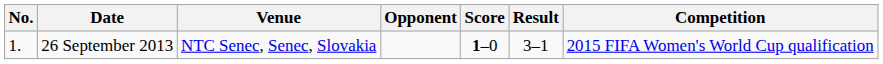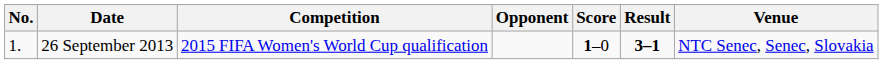columns swapped: (279, 17) <-> (720, 17)
(536, 44) normal -> (647, 44) bold
